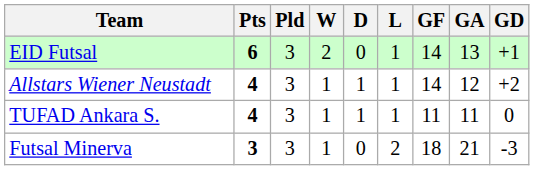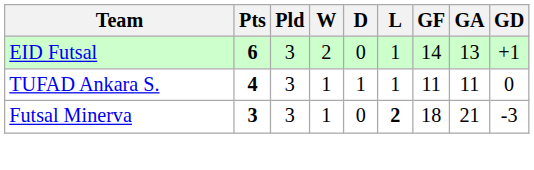- row: (110, 84)
(395, 148) normal -> (395, 116) bold
